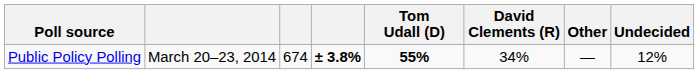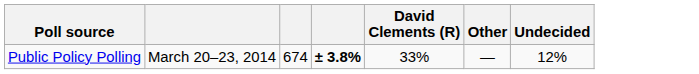- column: (414, 24)
(514, 56) 34% -> (414, 56) 33%
